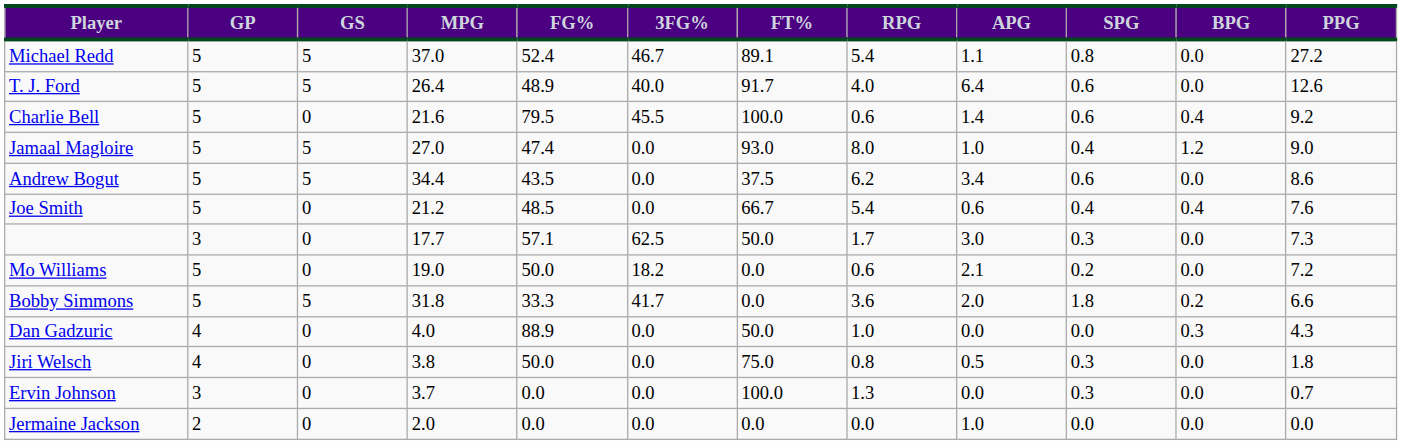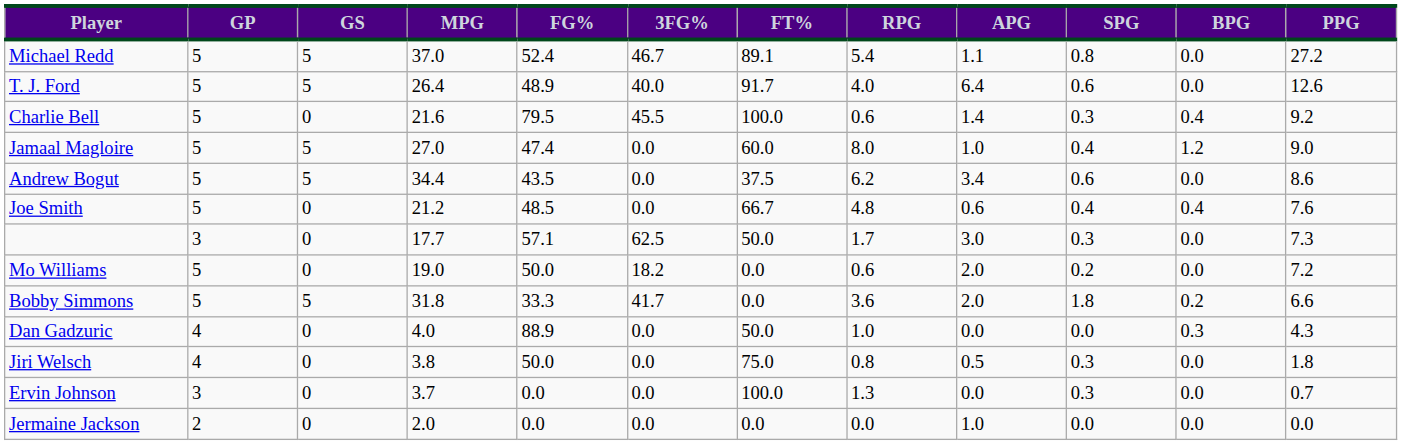(1082, 117) 0.6 -> (1082, 117) 0.3
(758, 147) 93.0 -> (758, 147) 60.0
(863, 209) 5.4 -> (863, 209) 4.8
(973, 270) 2.1 -> (973, 270) 2.0
